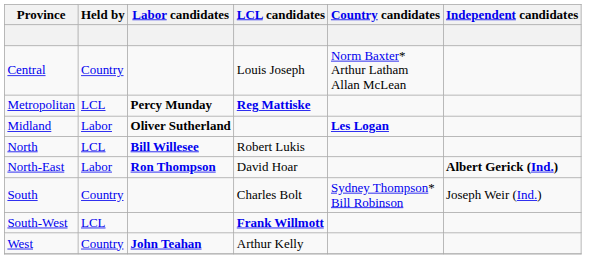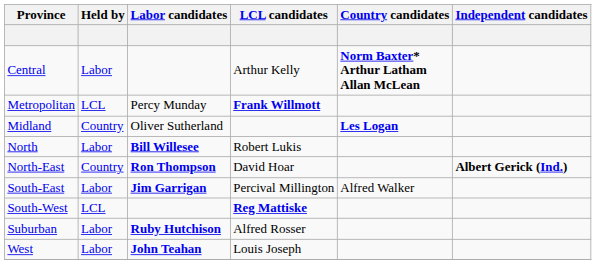(102, 70) Country -> (97, 70) Labor
(271, 70) Louis Joseph -> (266, 70) Arthur Kelly
(370, 70) normal -> (384, 70) bold
(171, 105) bold -> (169, 105) normal
(274, 105) Reg Mattiske -> (277, 105) Frank Willmott
(97, 126) Labor -> (102, 126) Country
(181, 126) bold -> (177, 126) normal
(93, 146) LCL -> (97, 146) Labor
(97, 167) Labor -> (102, 167) Country
- row: (23, 195)
+ row: (36, 187)
(280, 222) Frank Willmott -> (270, 208) Reg Mattiske
+ row: (32, 228)
(102, 243) Country -> (97, 249) Labor
(270, 243) Arthur Kelly -> (267, 249) Louis Joseph
